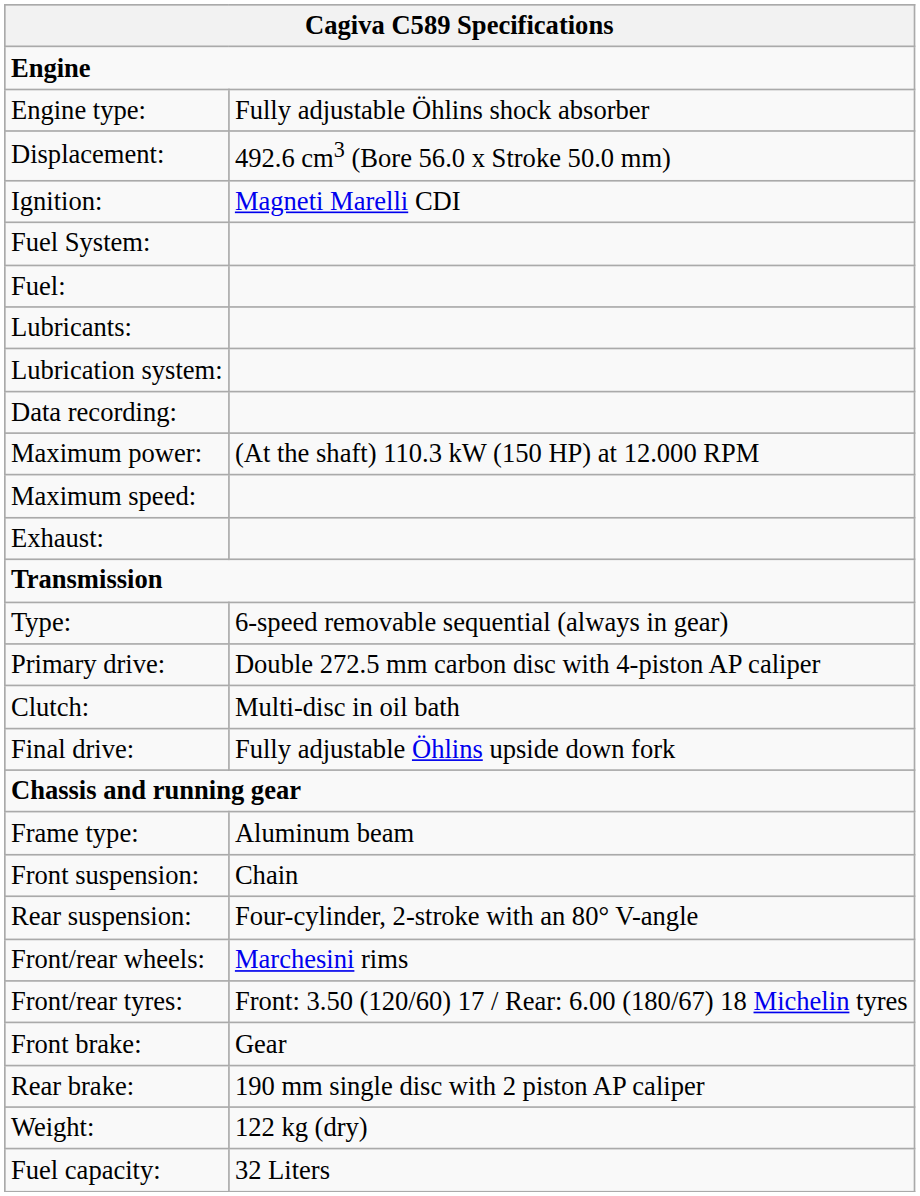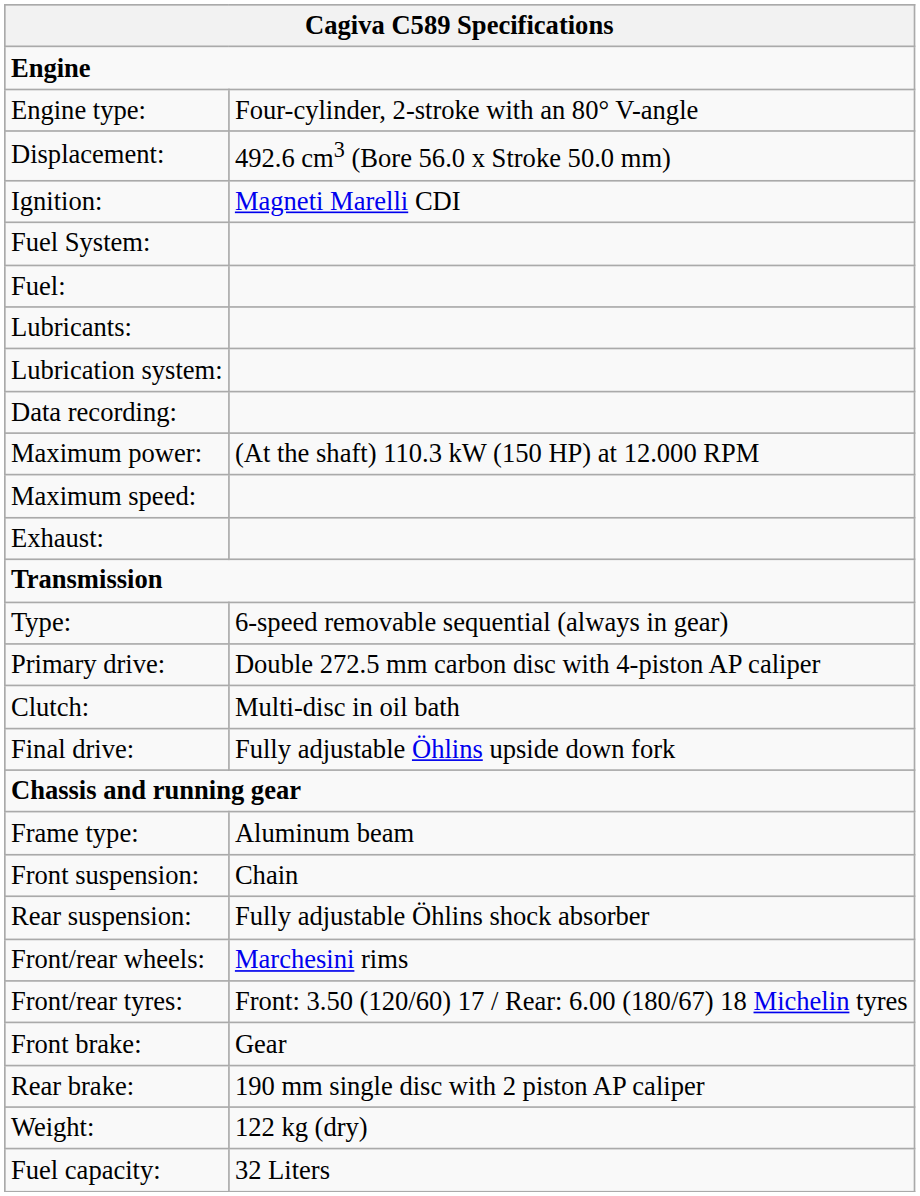(442, 109) Fully adjustable Öhlins shock absorber -> (467, 109) Four-cylinder, 2-stroke with an 80° V-angle
(467, 917) Four-cylinder, 2-stroke with an 80° V-angle -> (442, 917) Fully adjustable Öhlins shock absorber
